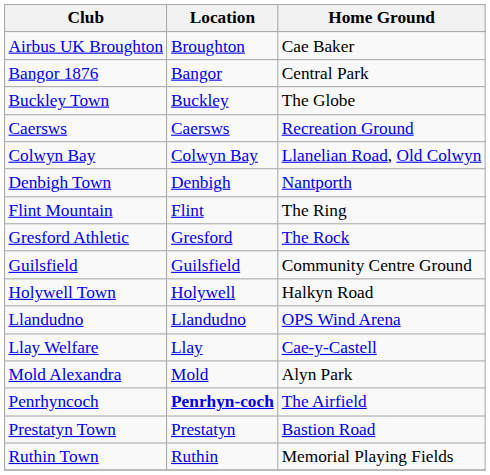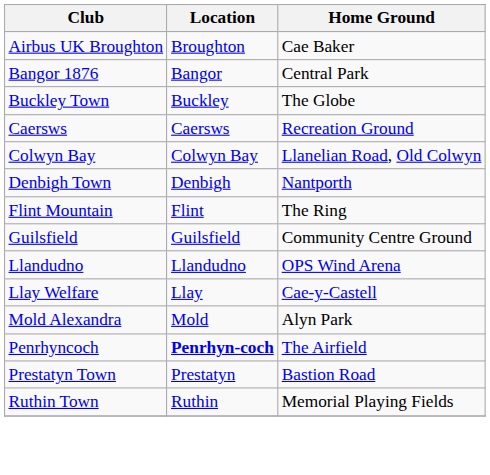- row: (69, 237)
- row: (62, 292)
